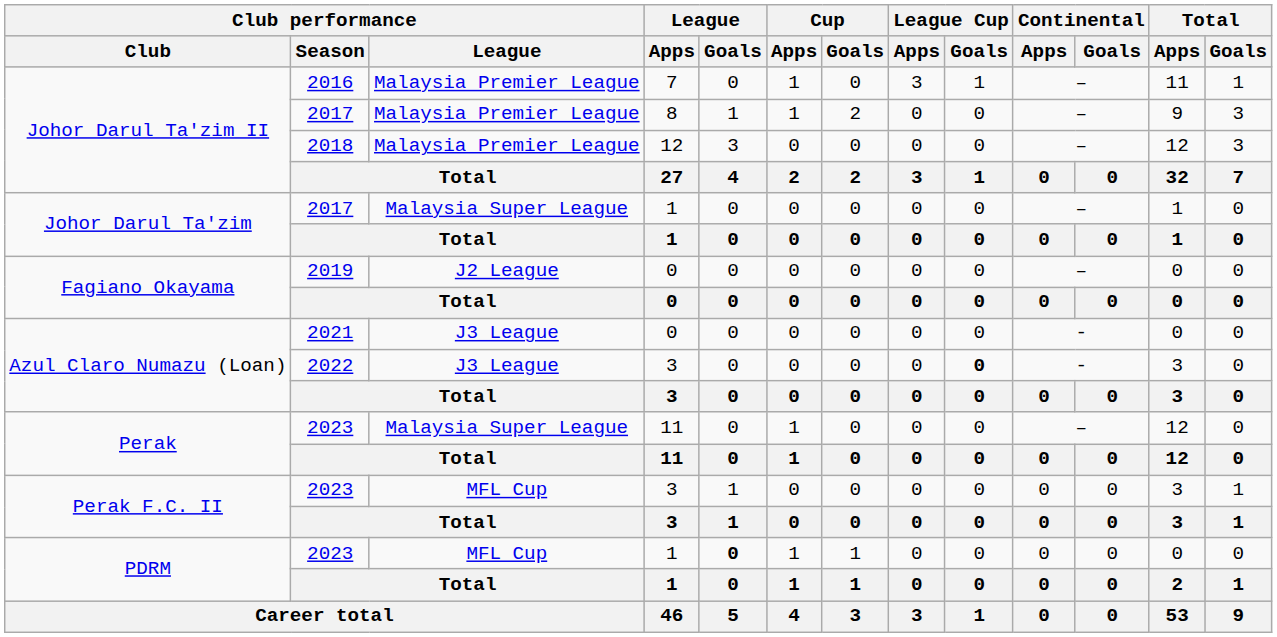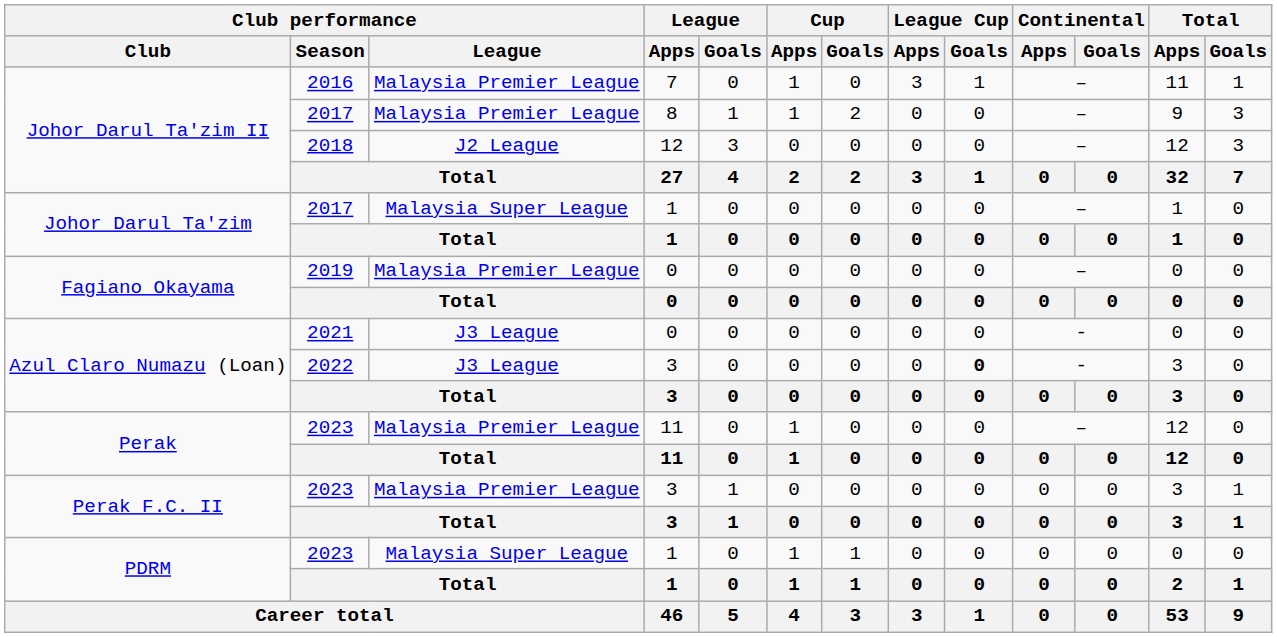(507, 146) Malaysia Premier League -> (507, 146) J2 League
(507, 271) J2 League -> (507, 271) Malaysia Premier League
(507, 428) Malaysia Super League -> (507, 428) Malaysia Premier League
(507, 491) MFL Cup -> (507, 491) Malaysia Premier League
(507, 553) MFL Cup -> (507, 553) Malaysia Super League
(733, 553) bold -> (733, 553) normal
